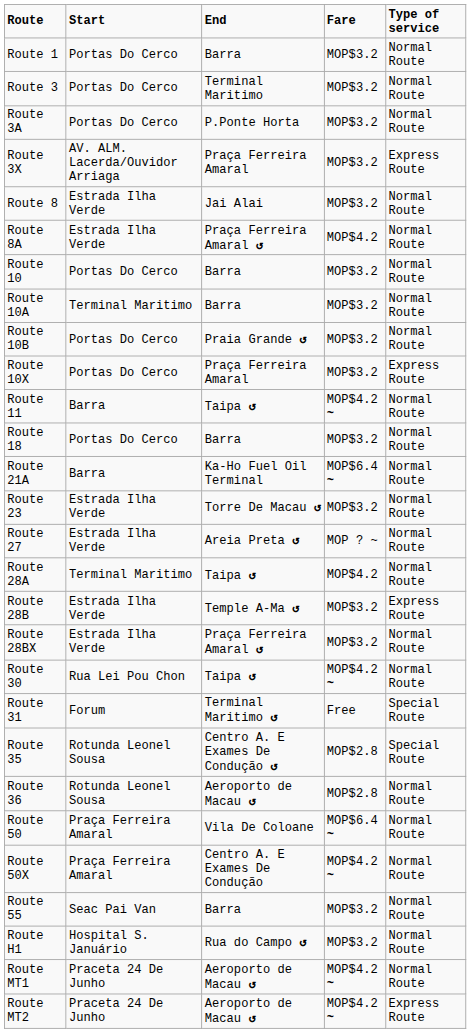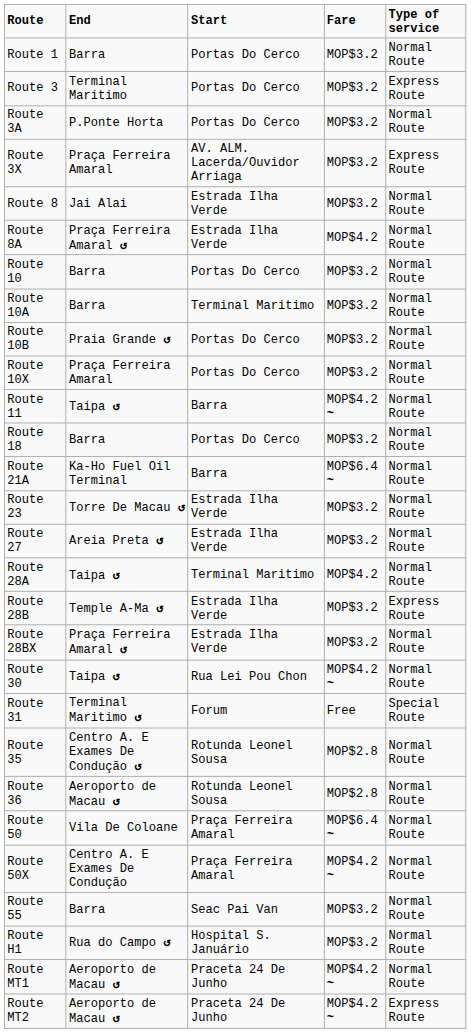columns swapped: (87, 21) <-> (216, 21)
(410, 89) Normal Route -> (414, 89) Express Route
(414, 373) Express Route -> (410, 373) Normal Route
(352, 541) MOP ? ~ -> (352, 541) MOP$3.2
(414, 752) Special Route -> (410, 752) Normal Route
